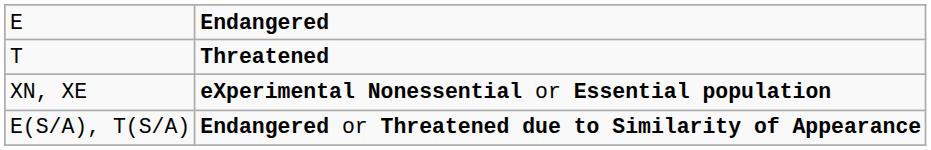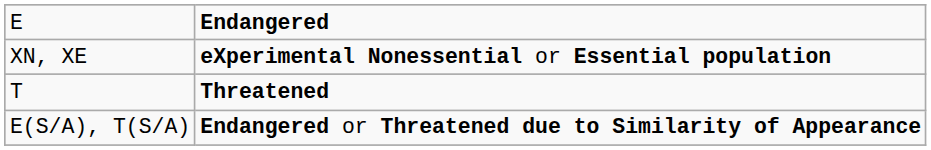rows swapped: (16, 57) <-> (49, 92)
